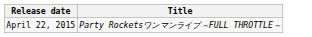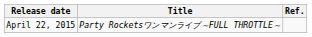+ column: (295, 11)
